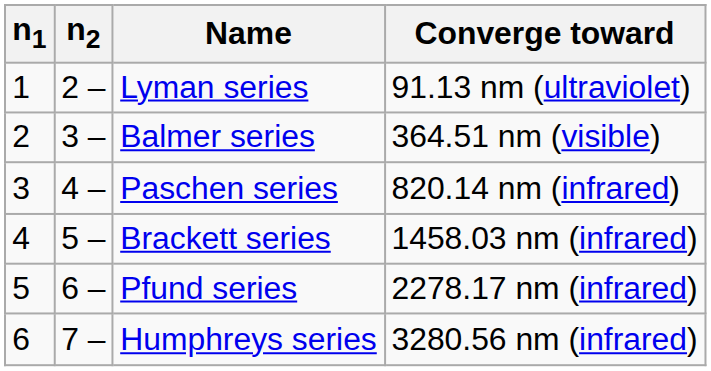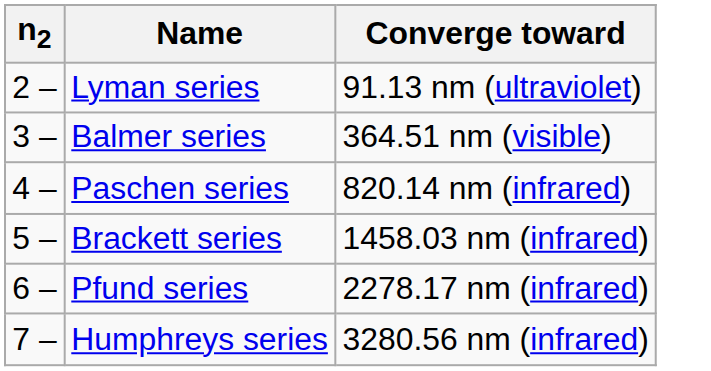- column: (29, 33)
